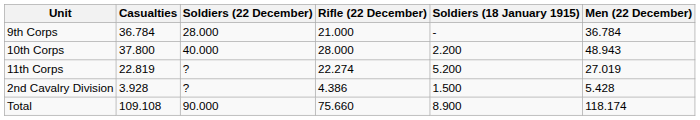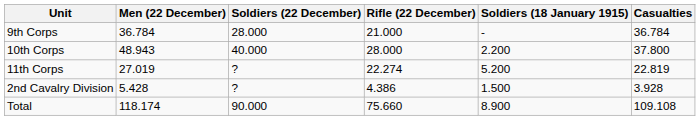columns swapped: (639, 13) <-> (148, 13)
